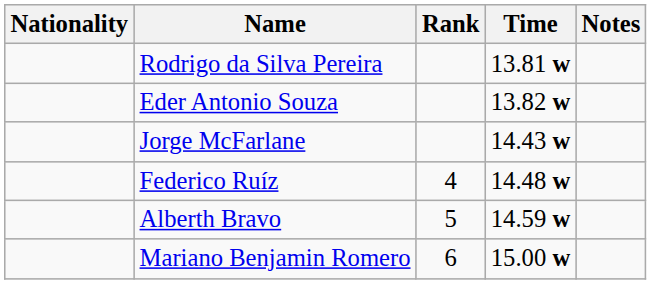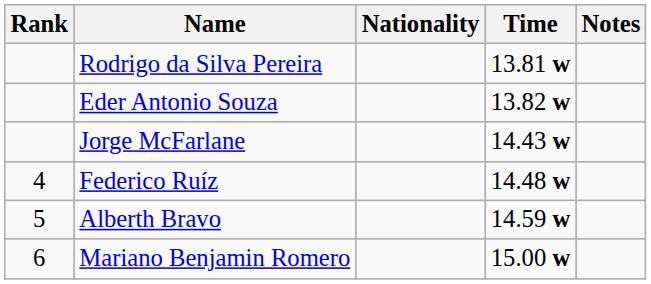columns swapped: (451, 24) <-> (69, 24)
